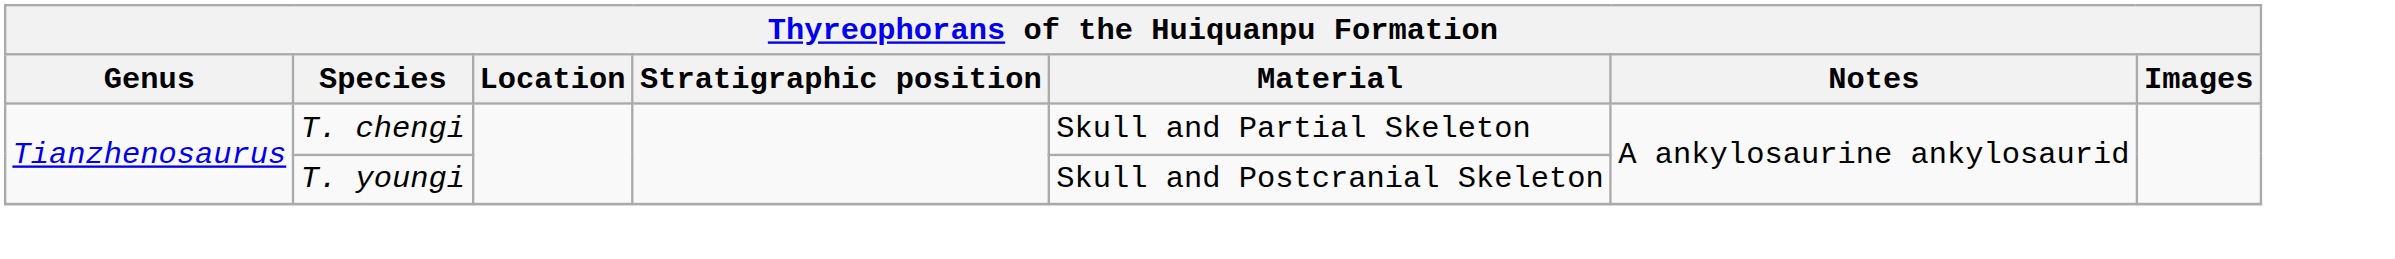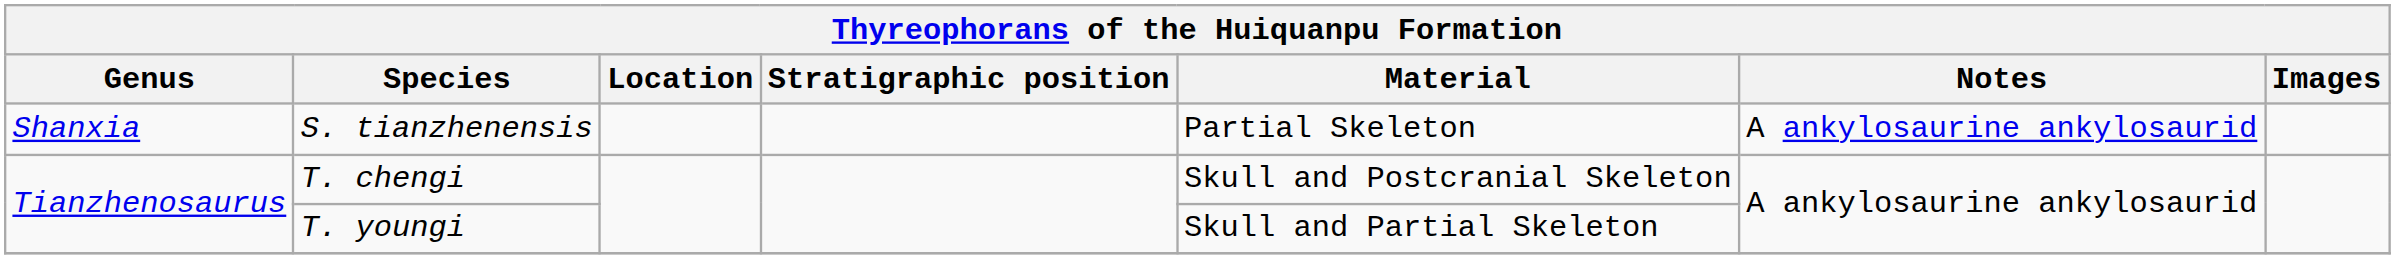+ row: (447, 129)
(1294, 129) Skull and Partial Skeleton -> (1458, 179) Skull and Postcranial Skeleton
(1330, 179) Skull and Postcranial Skeleton -> (1421, 228) Skull and Partial Skeleton
